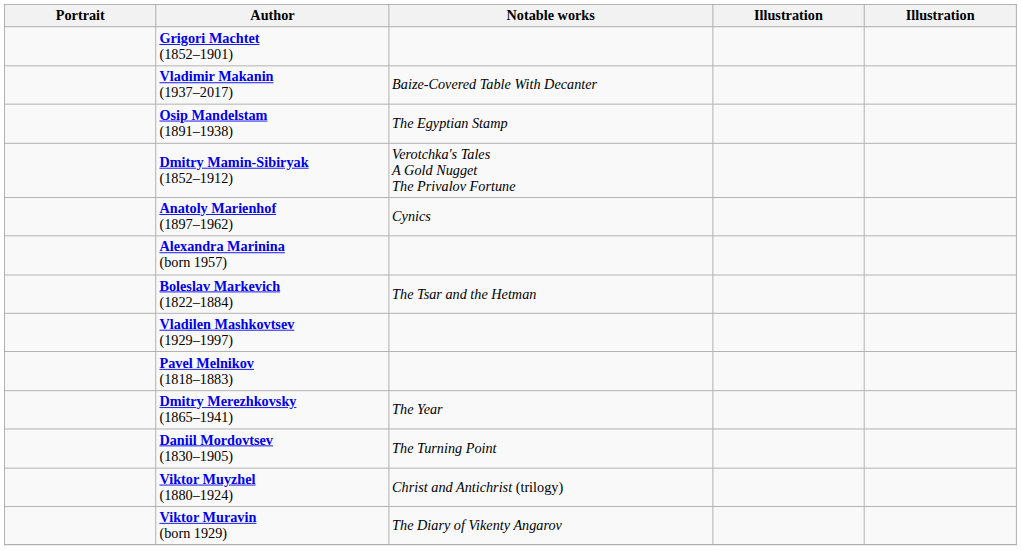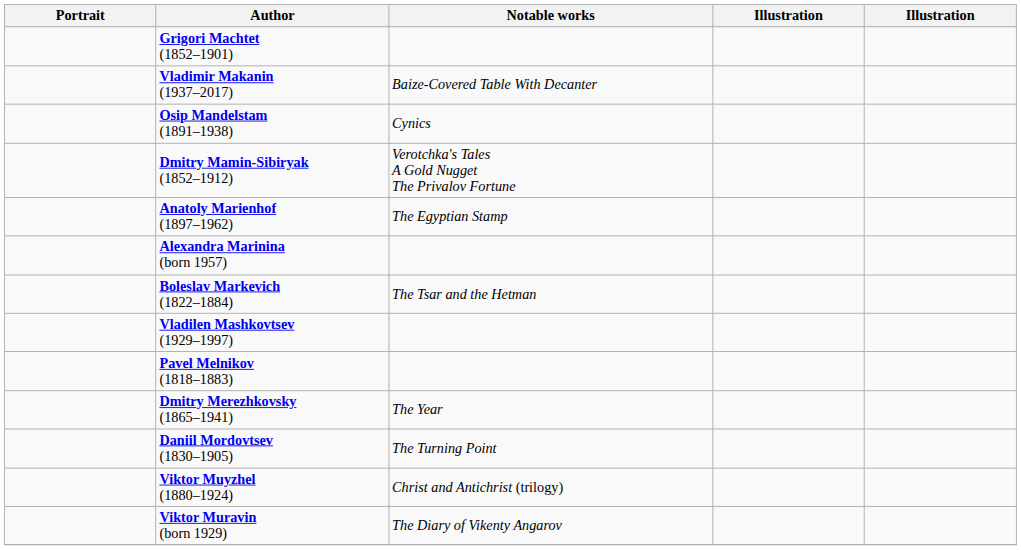(450, 123) The Egyptian Stamp -> (411, 123) Cynics
(411, 216) Cynics -> (450, 216) The Egyptian Stamp
